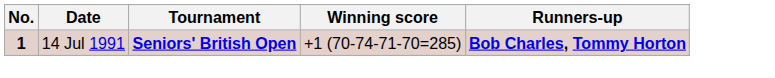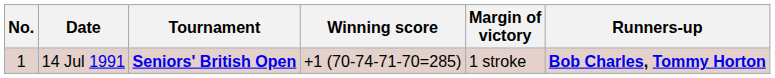+ column: (505, 26)
(21, 43) bold -> (21, 61) normal
